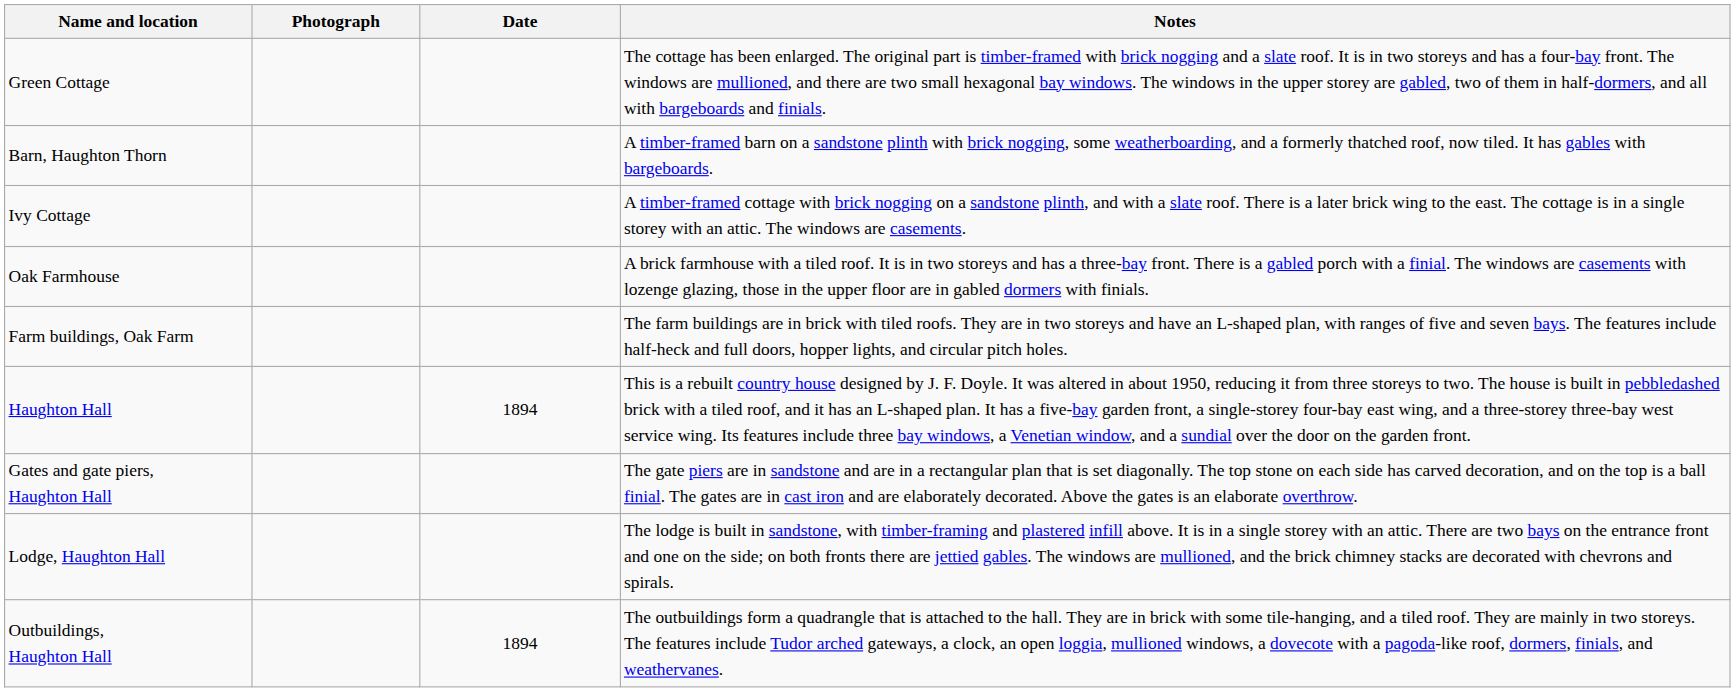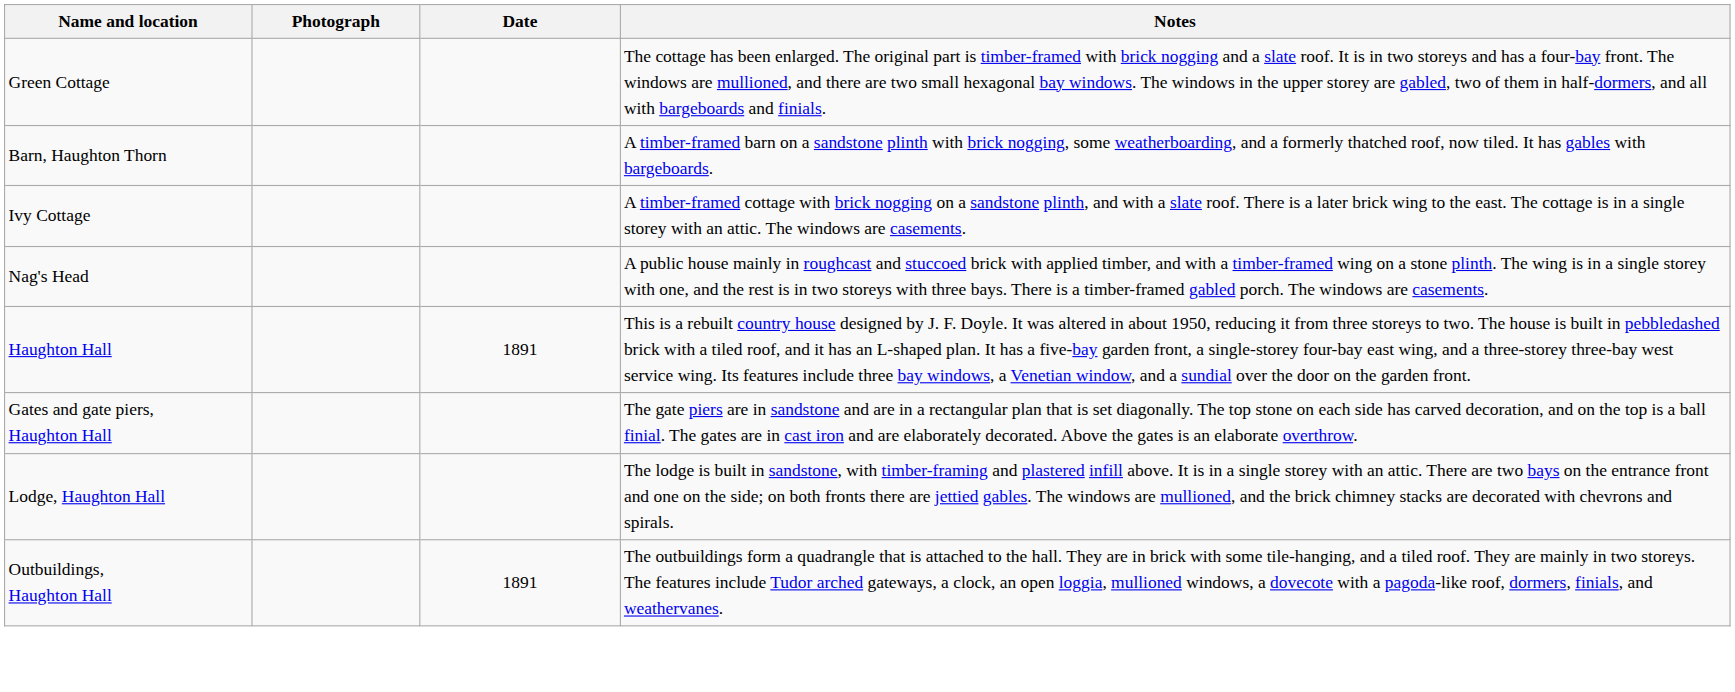+ row: (49, 276)
- row: (64, 276)
- row: (101, 336)
(520, 409) 1894 -> (520, 349) 1891
(520, 643) 1894 -> (520, 582) 1891
